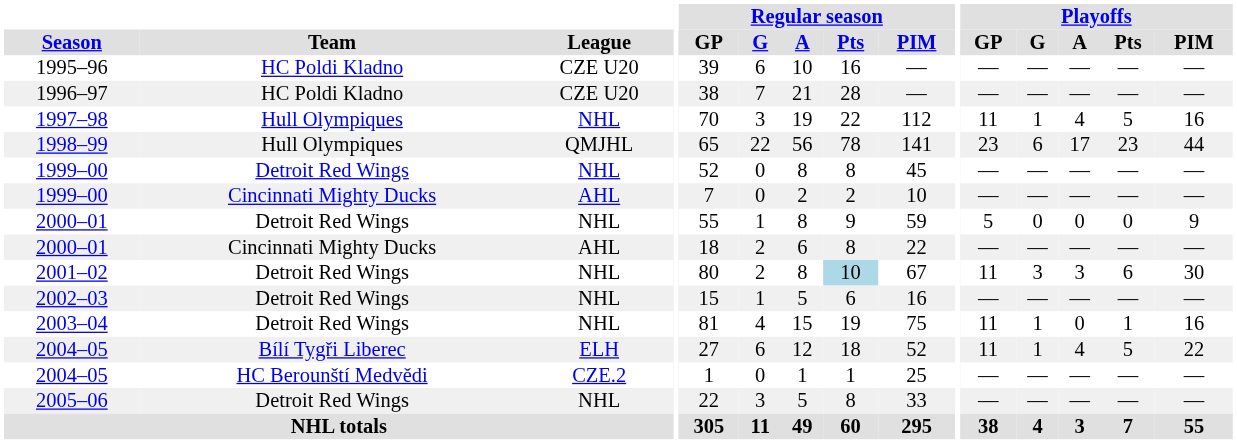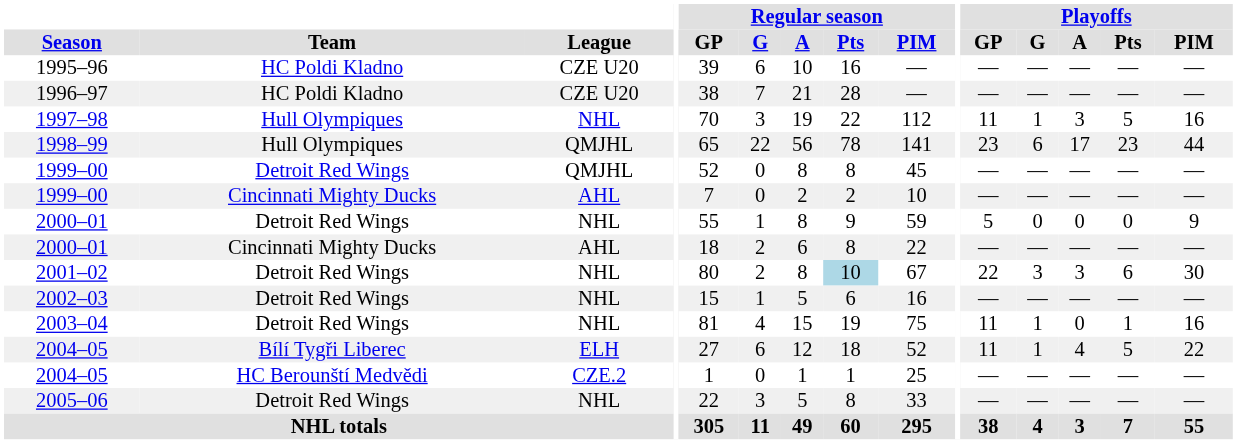(1080, 119) 4 -> (1080, 119) 3
(599, 170) NHL -> (599, 170) QMJHL
(988, 272) 11 -> (988, 272) 22
